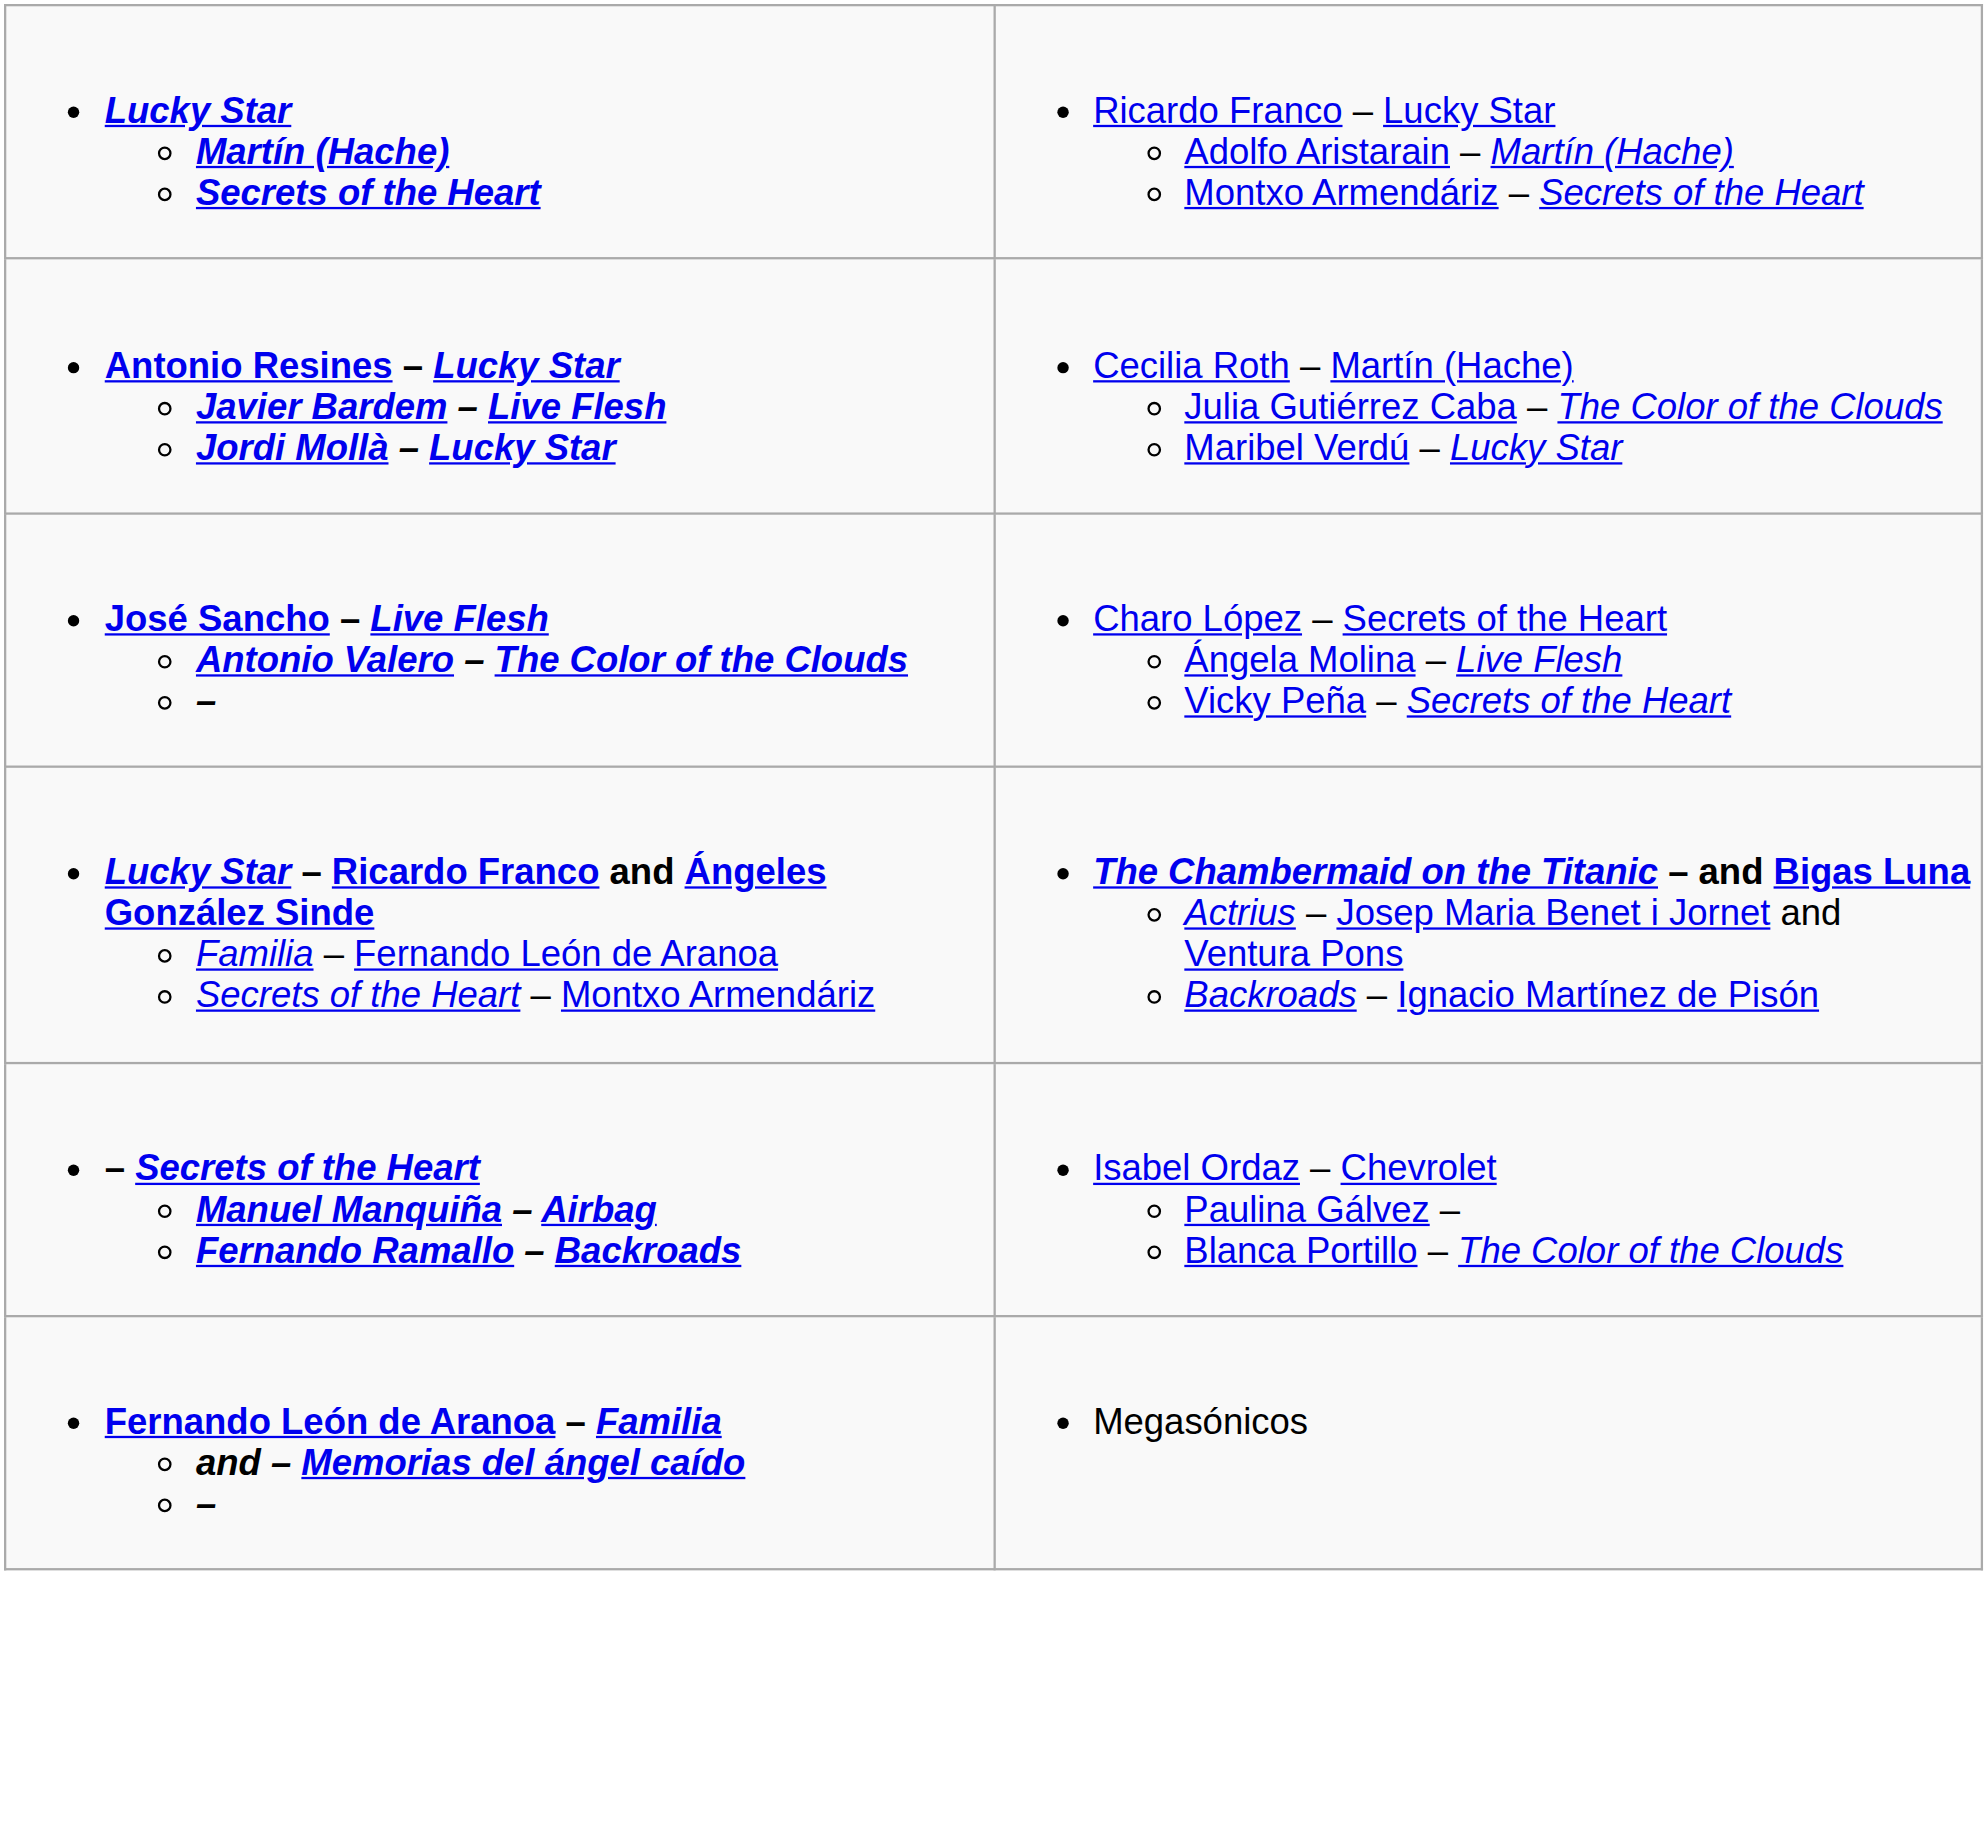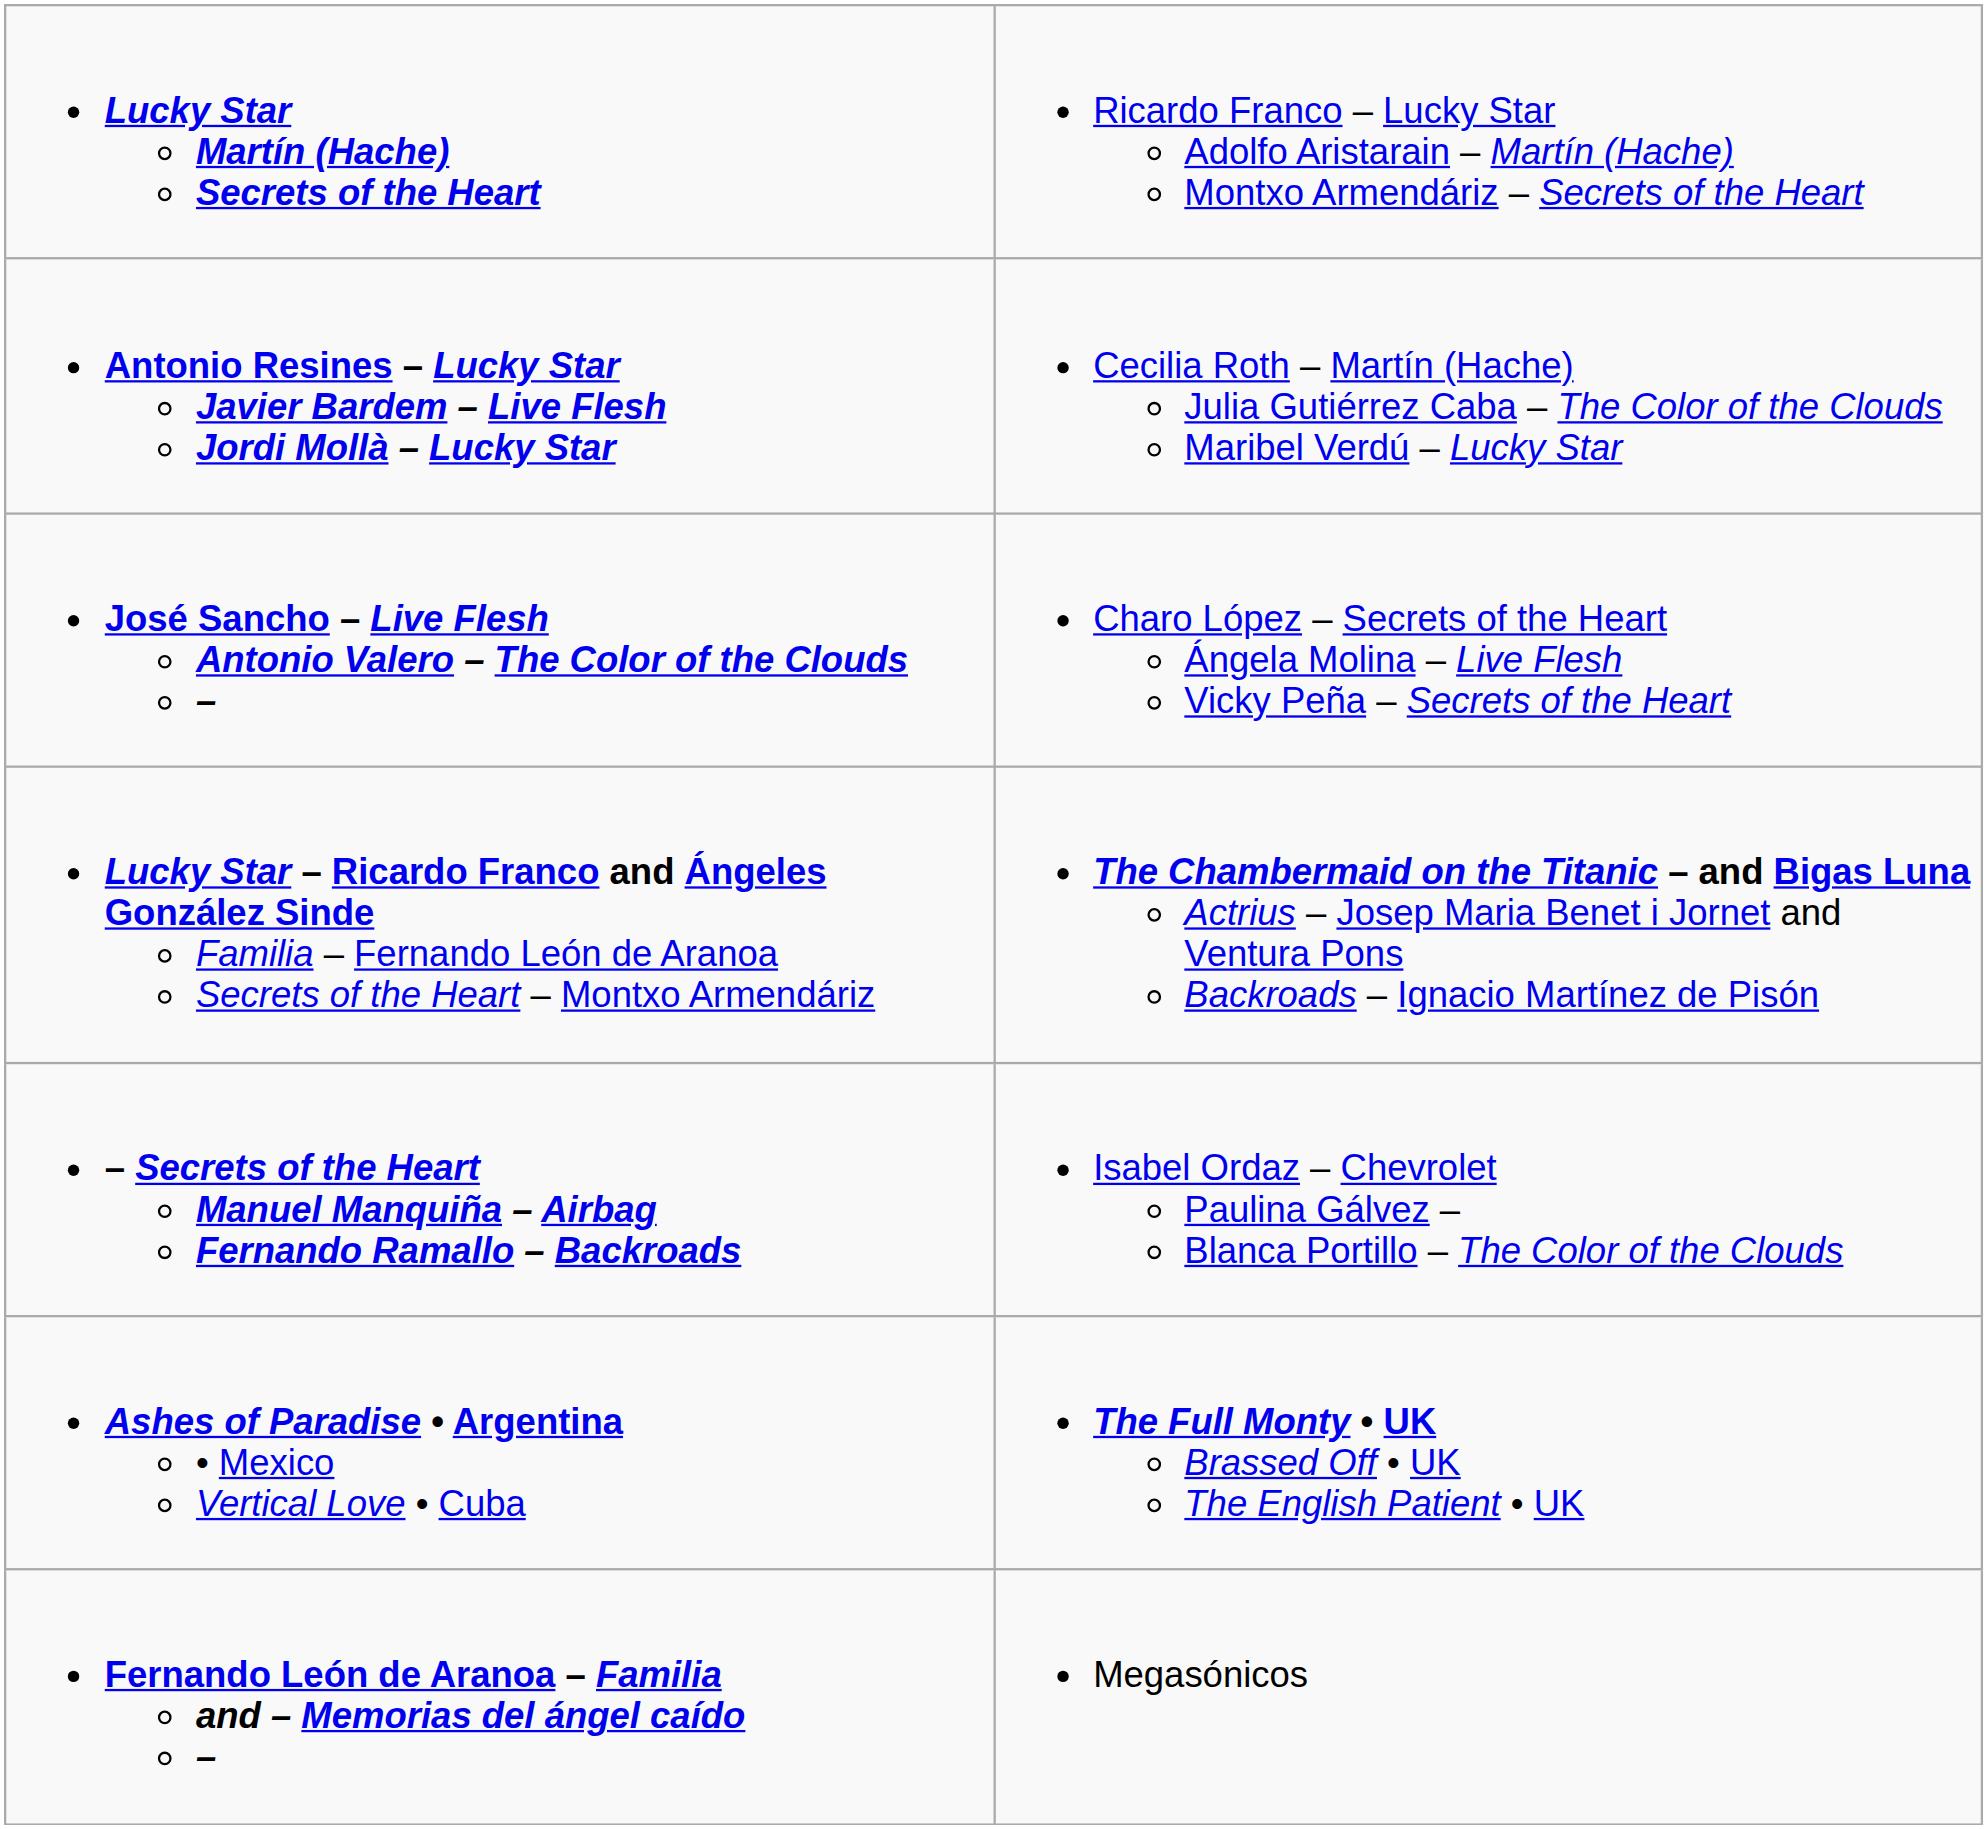+ row: (499, 1463)
